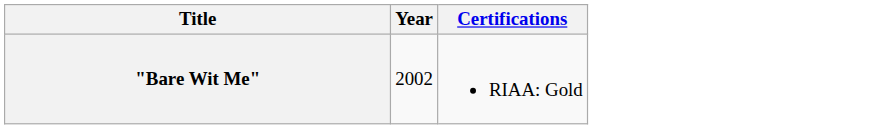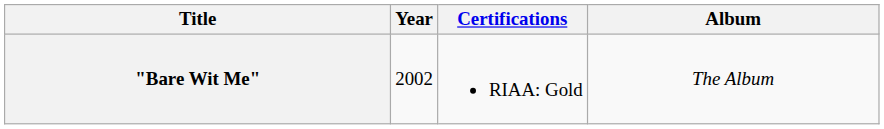+ column: (733, 19)
